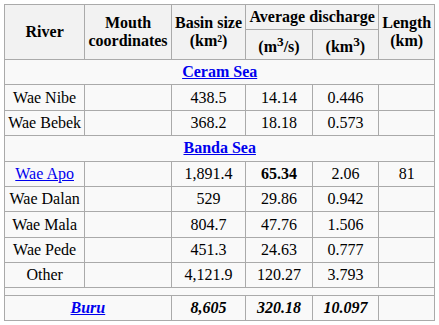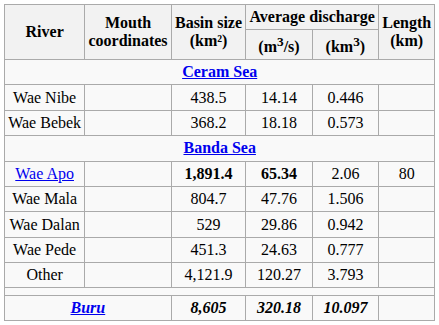(209, 173) normal -> (209, 173) bold
(407, 173) 81 -> (407, 173) 80
rows swapped: (45, 224) <-> (45, 199)
